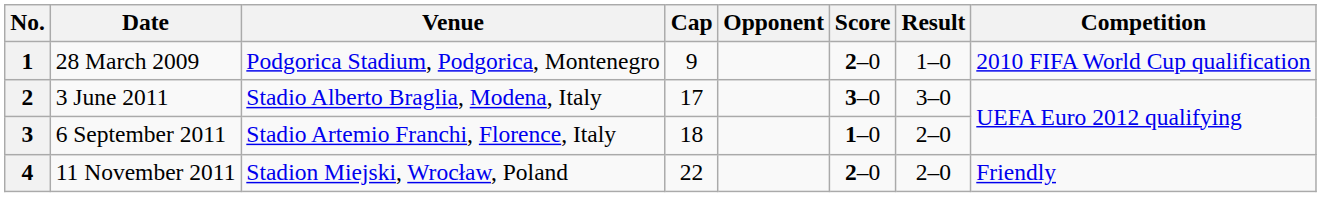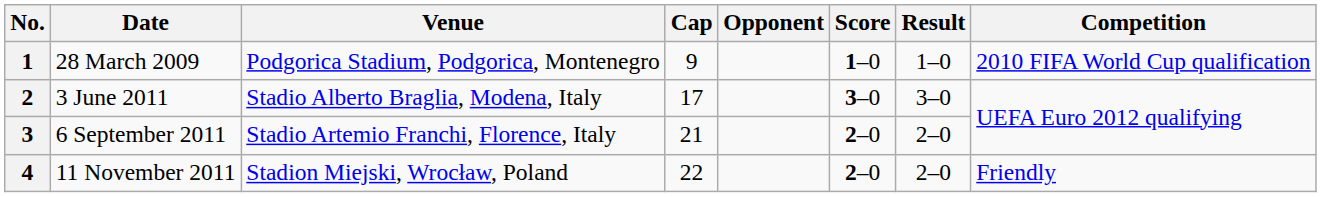(863, 60) 2–0 -> (863, 60) 1–0
(692, 135) 18 -> (692, 135) 21
(863, 135) 1–0 -> (863, 135) 2–0
